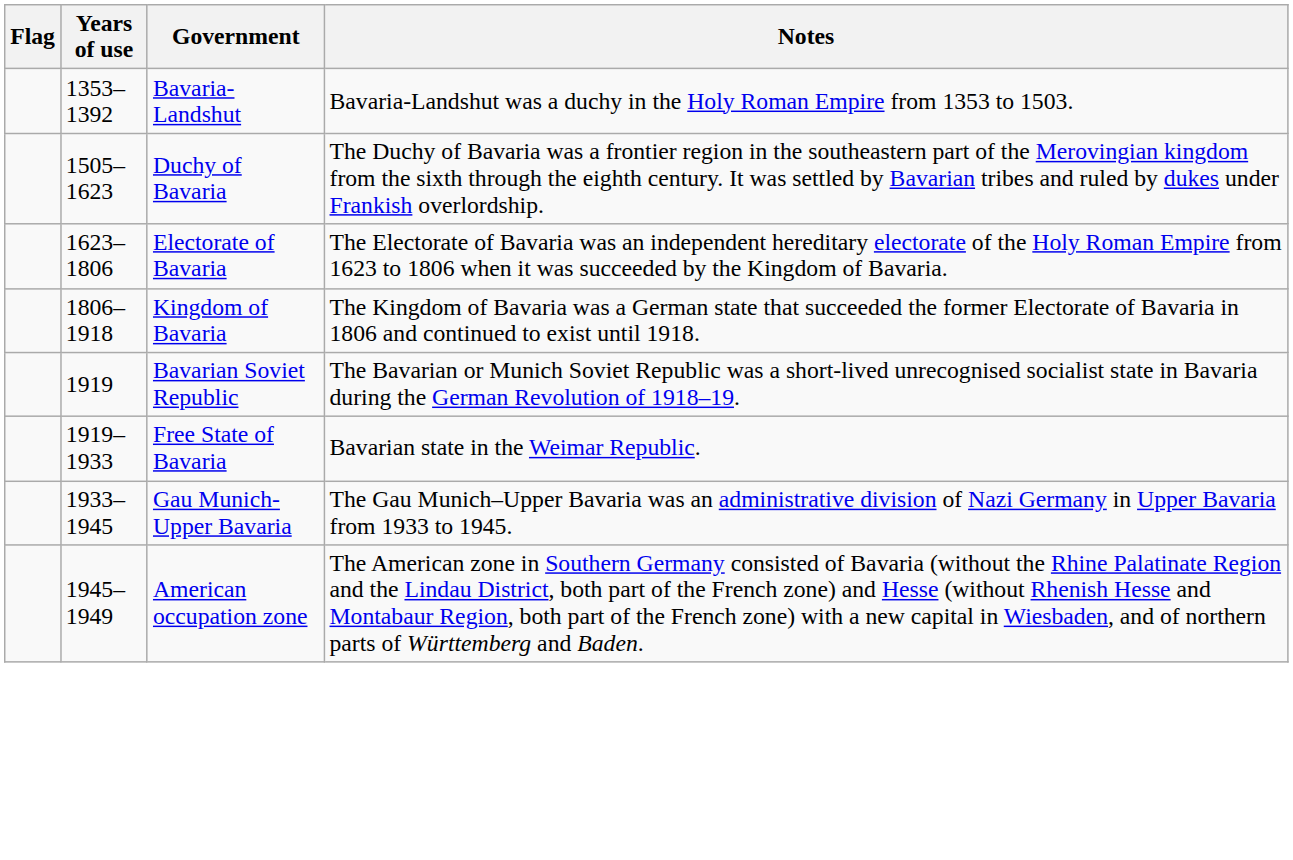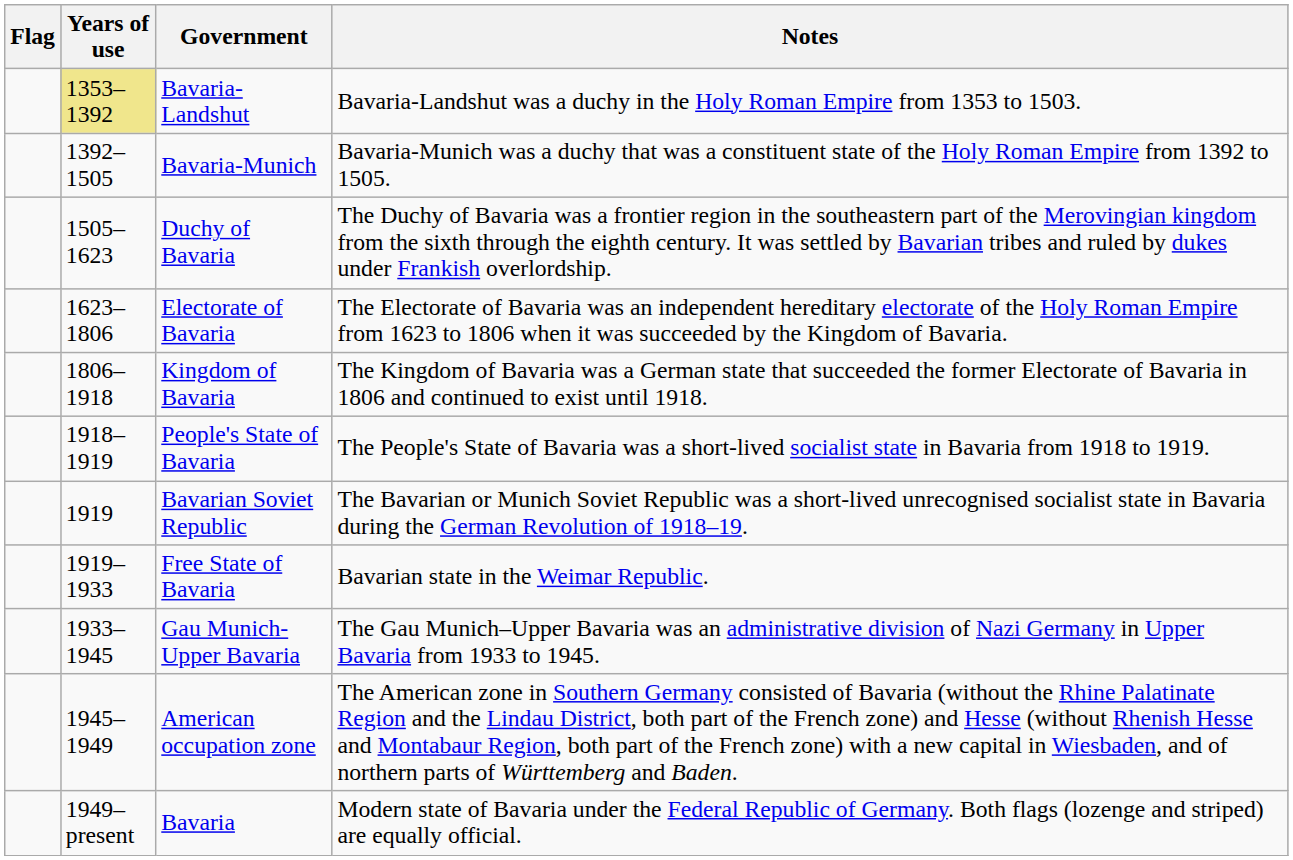(95, 100) no background -> (95, 100) khaki background
+ row: (239, 164)
+ row: (240, 448)
+ row: (198, 822)
